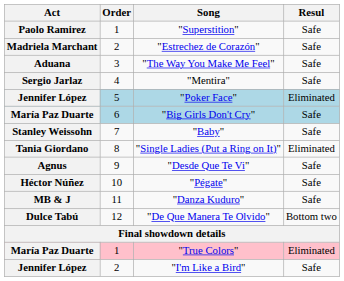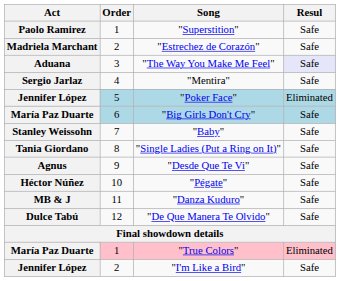(311, 64) no background -> (309, 64) lavender background
(311, 149) Eliminated -> (309, 149) Safe
(311, 217) Bottom two -> (309, 217) Safe
